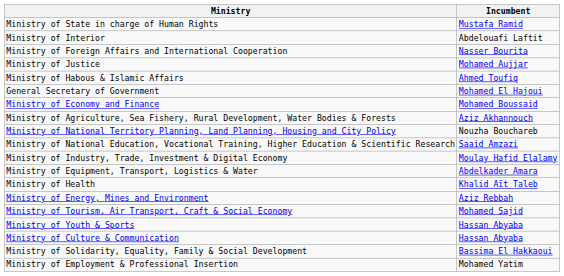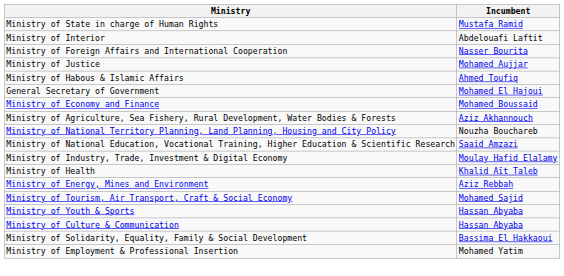- row: (132, 171)
